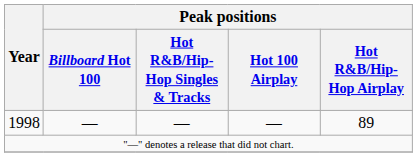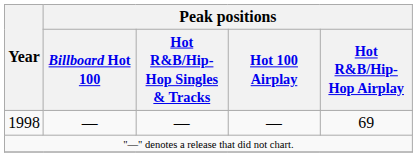(366, 122) 89 -> (366, 122) 69
